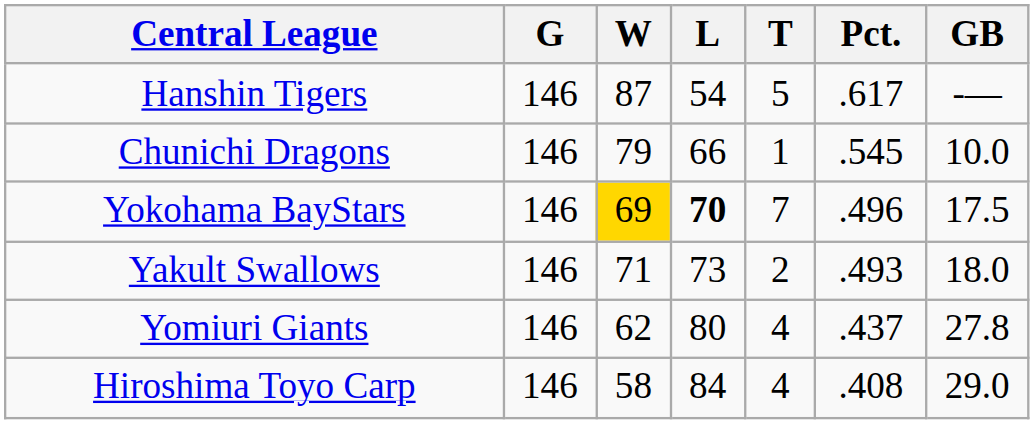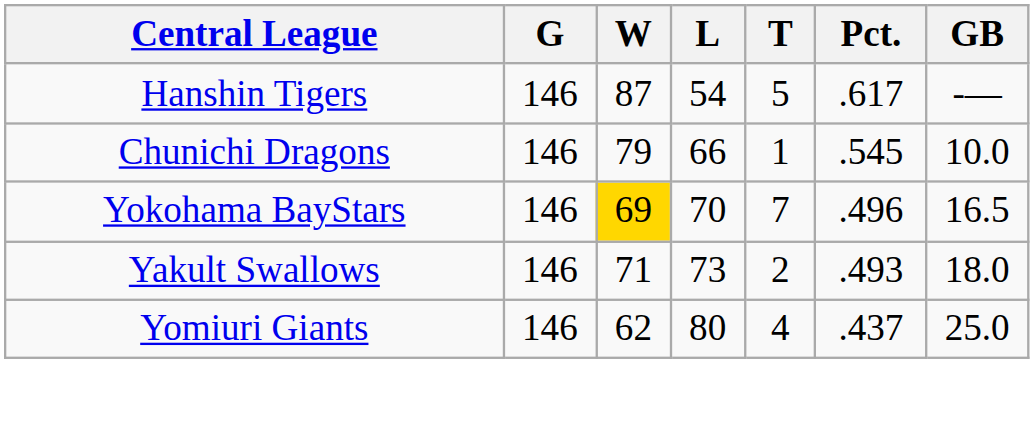(708, 210) bold -> (708, 210) normal
(977, 210) 17.5 -> (977, 210) 16.5
(977, 328) 27.8 -> (977, 328) 25.0
- row: (254, 387)
